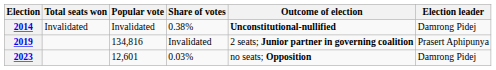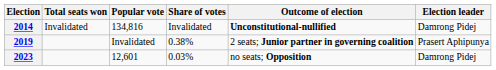(133, 27) Invalidated -> (127, 27) 134,816
(181, 27) 0.38% -> (190, 27) Invalidated
(127, 42) 134,816 -> (133, 42) Invalidated
(190, 42) Invalidated -> (181, 42) 0.38%
